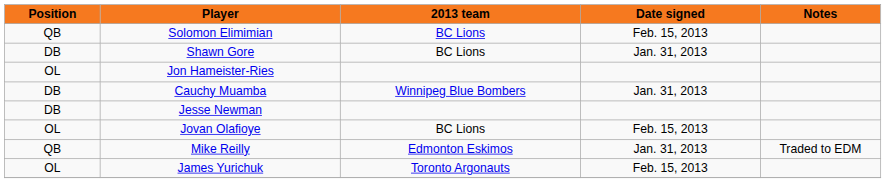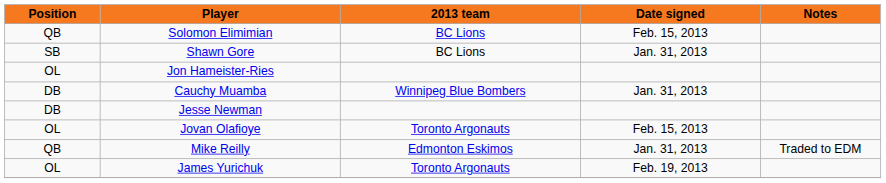(52, 52) DB -> (52, 52) SB
(460, 129) BC Lions -> (460, 129) Toronto Argonauts
(670, 168) Feb. 15, 2013 -> (670, 168) Feb. 19, 2013
